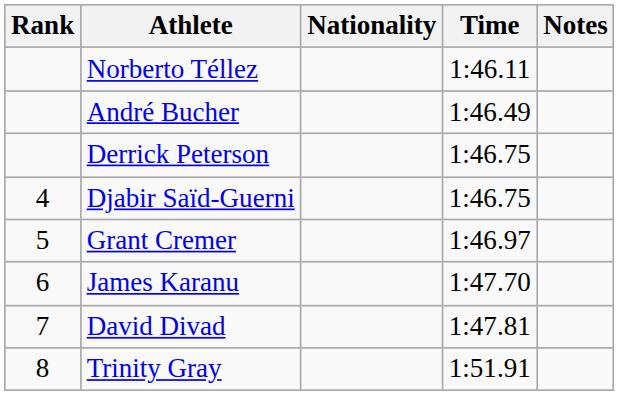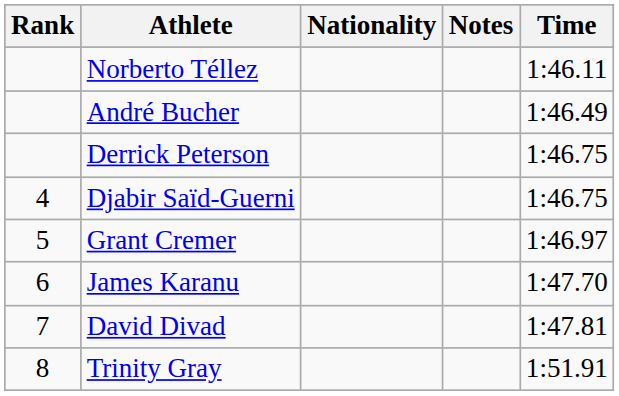columns swapped: (490, 25) <-> (575, 25)
